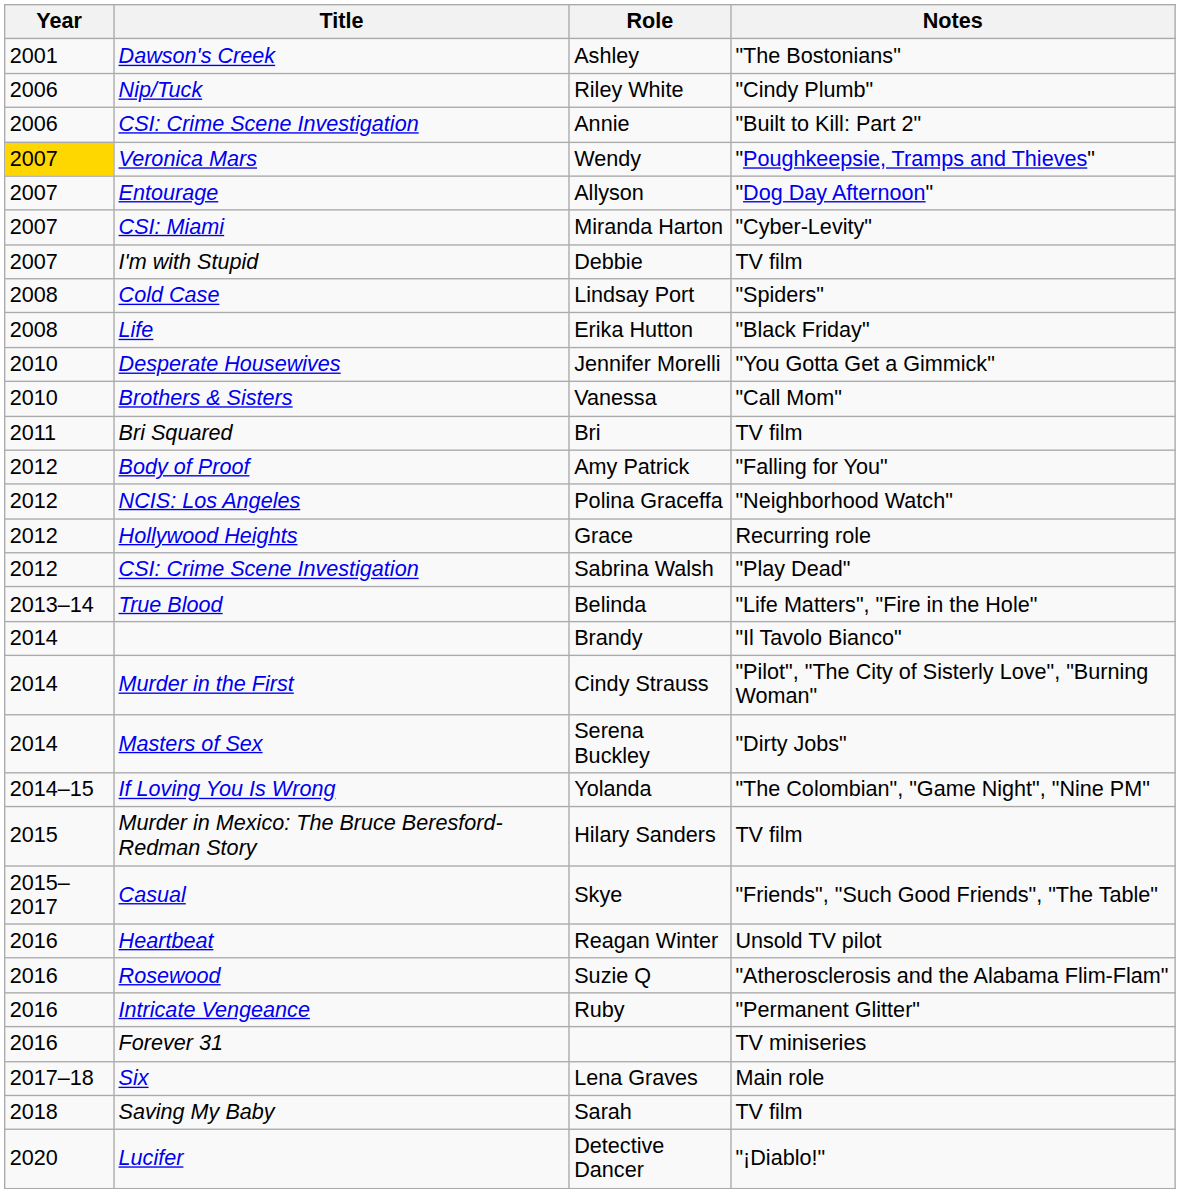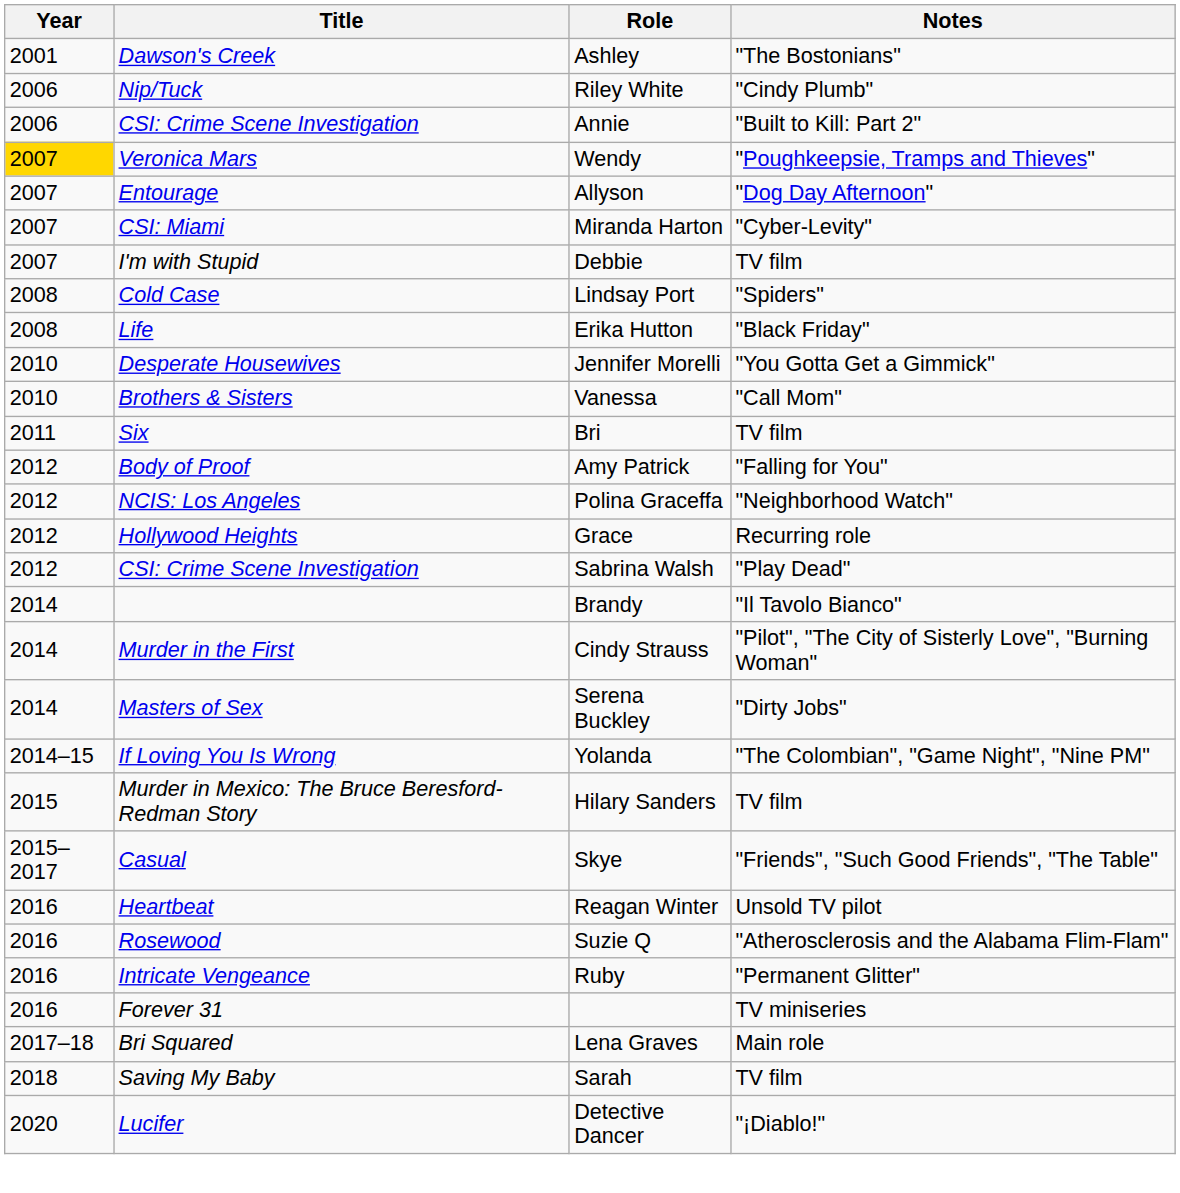(176, 432) Bri Squared -> (134, 432) Six
- row: (610, 603)
(134, 1078) Six -> (176, 1043) Bri Squared
